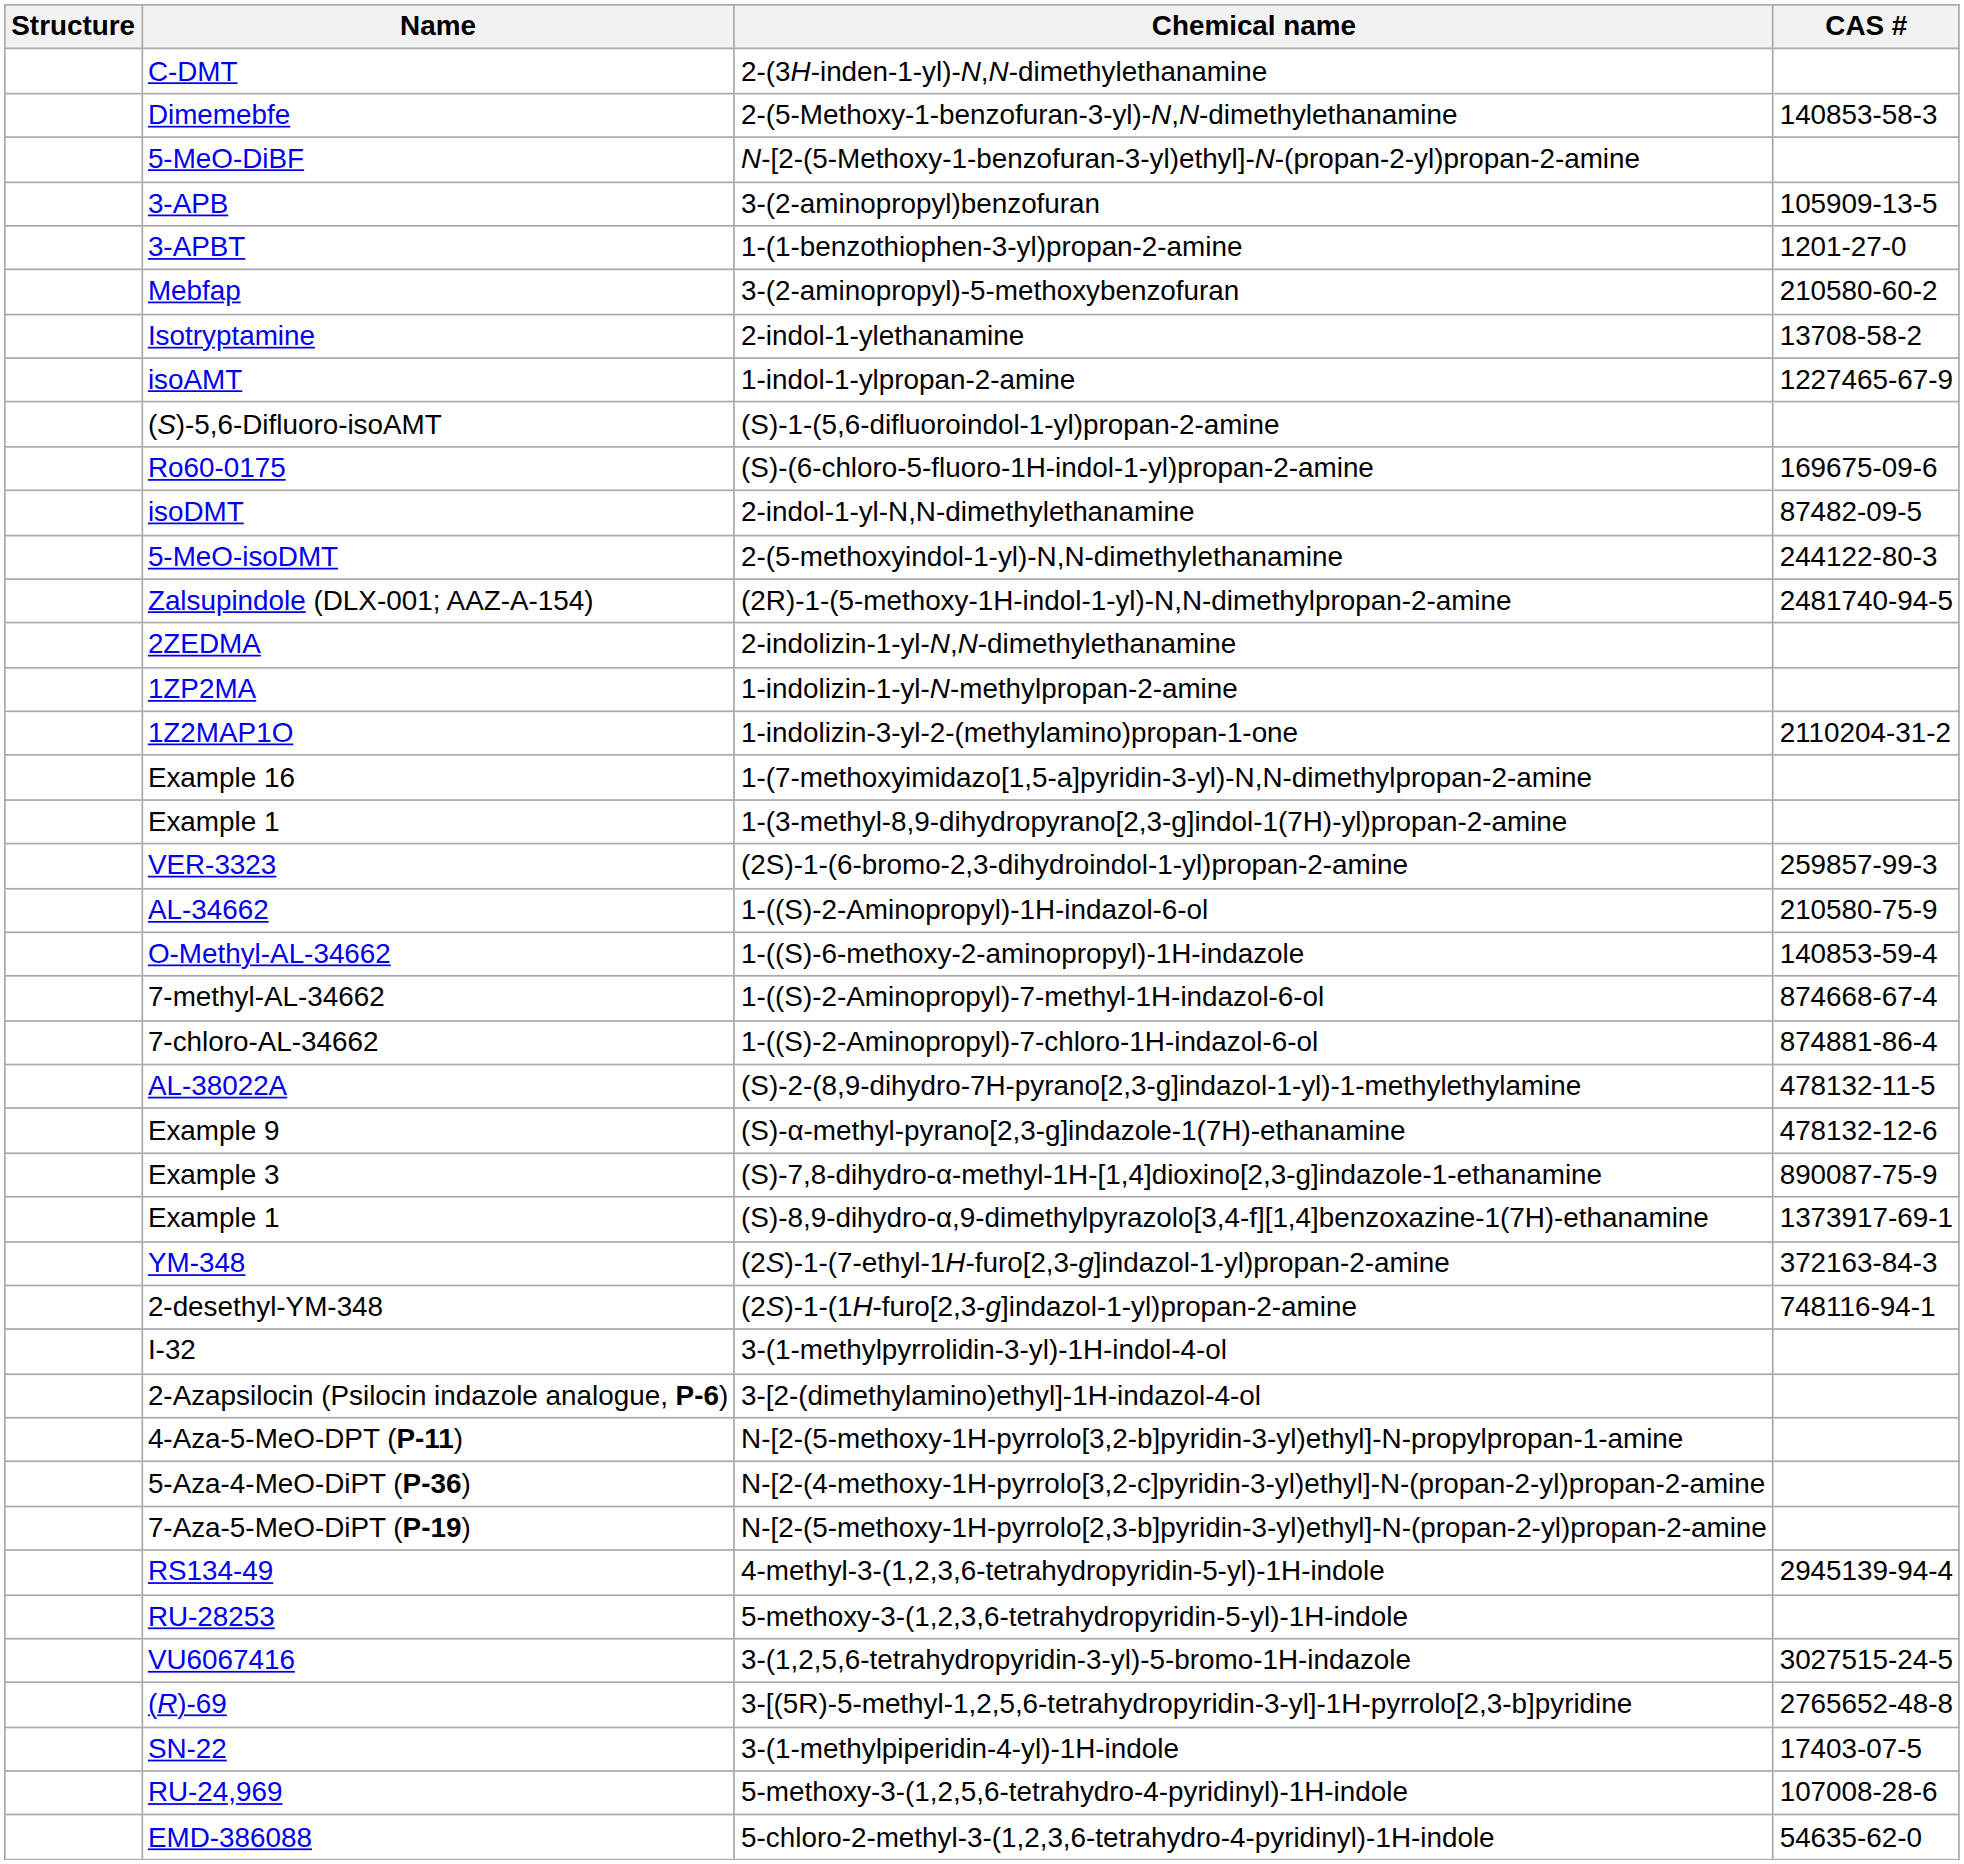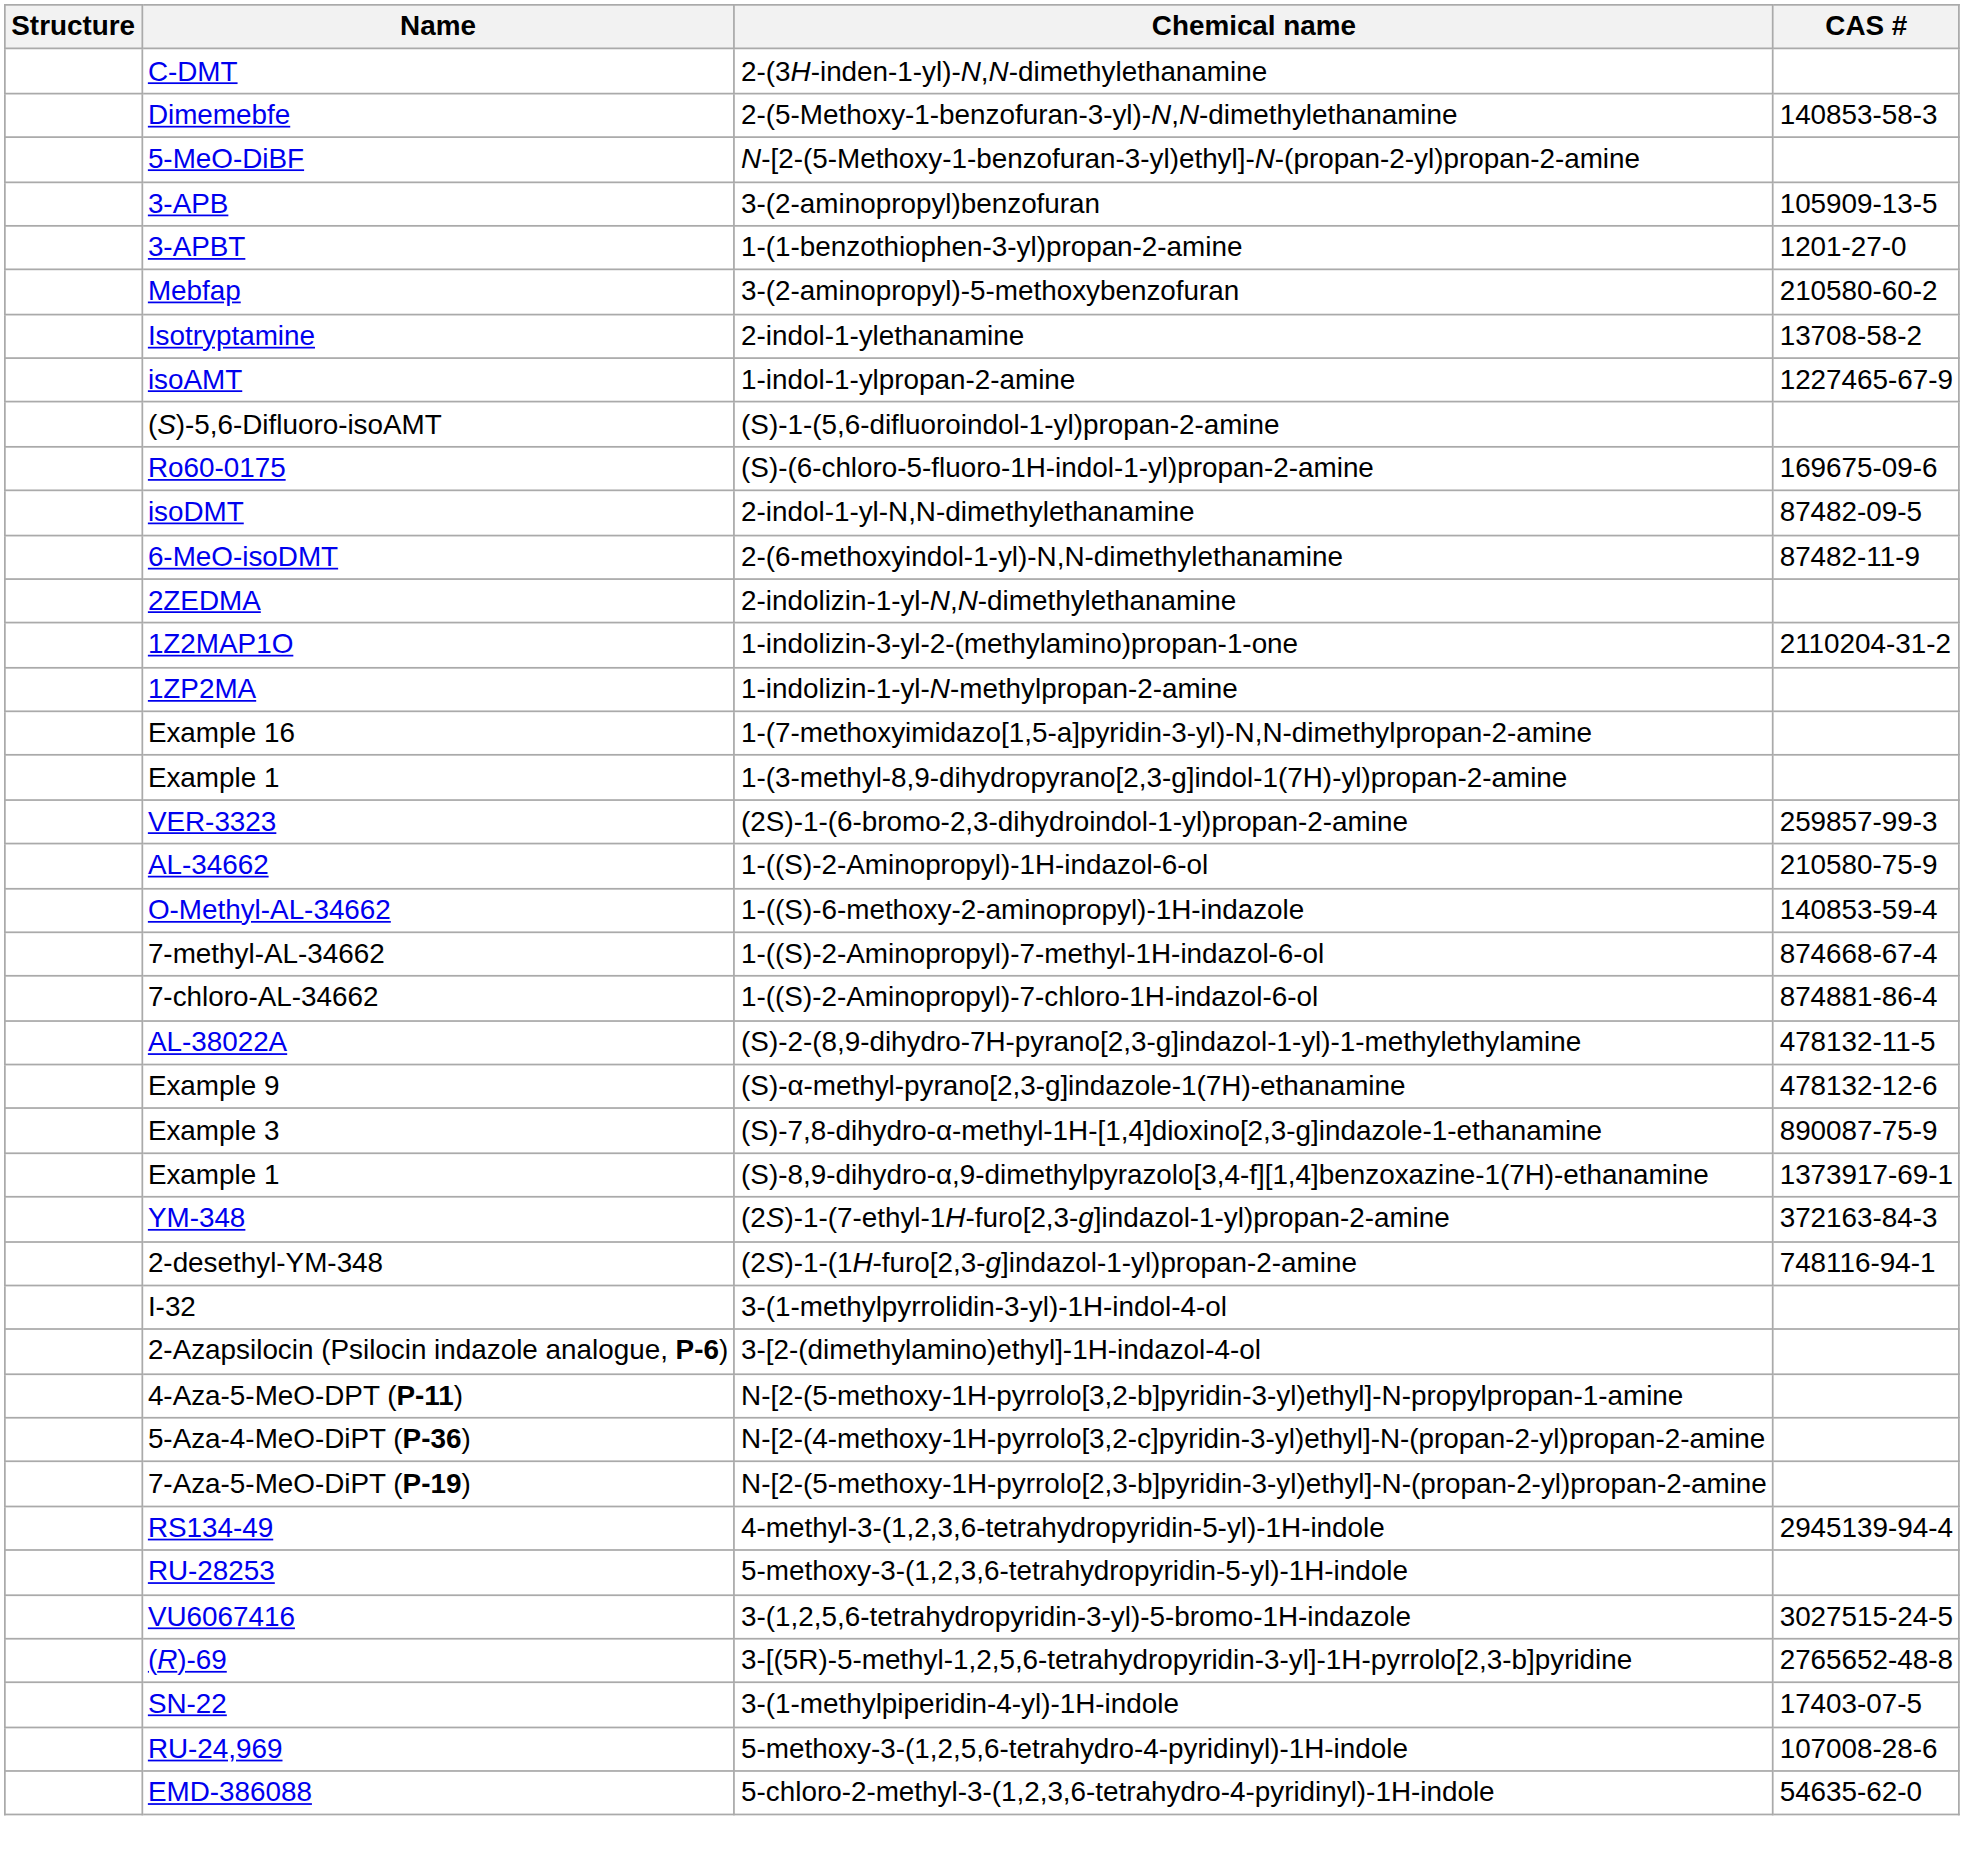- row: (1042, 556)
+ row: (1042, 556)
- row: (1126, 600)
rows swapped: (989, 688) <-> (1020, 733)
